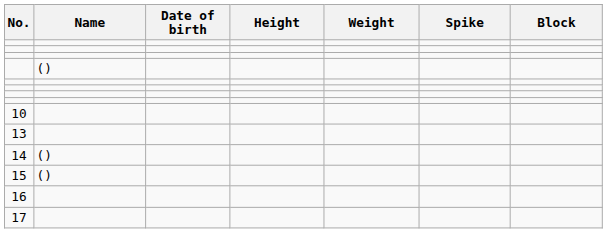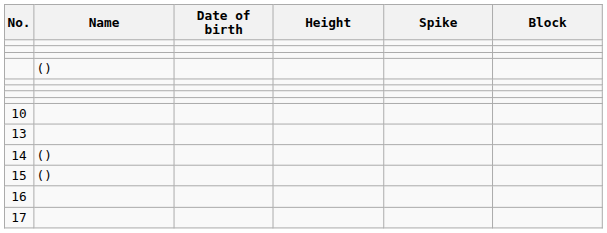- column: (372, 22)
